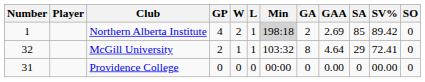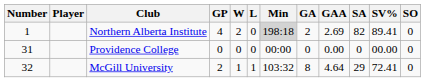(253, 31) 1 -> (253, 31) 0
(359, 31) 85 -> (359, 31) 82
(385, 31) 89.42 -> (385, 31) 89.41
rows swapped: (134, 67) <-> (131, 49)
